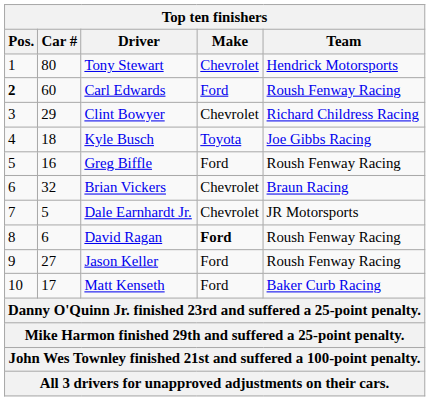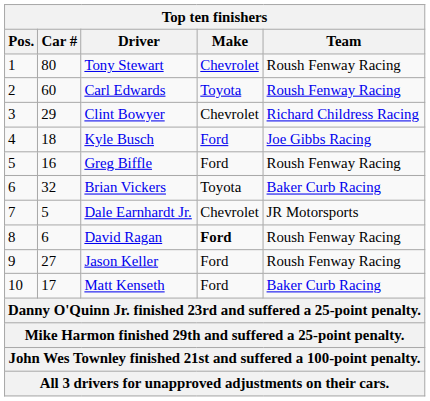(332, 66) Hendrick Motorsports -> (334, 66) Roush Fenway Racing
(12, 90) bold -> (12, 90) normal
(214, 90) Ford -> (221, 90) Toyota
(221, 139) Toyota -> (214, 139) Ford
(230, 188) Chevrolet -> (221, 188) Toyota
(308, 188) Braun Racing -> (324, 188) Baker Curb Racing
